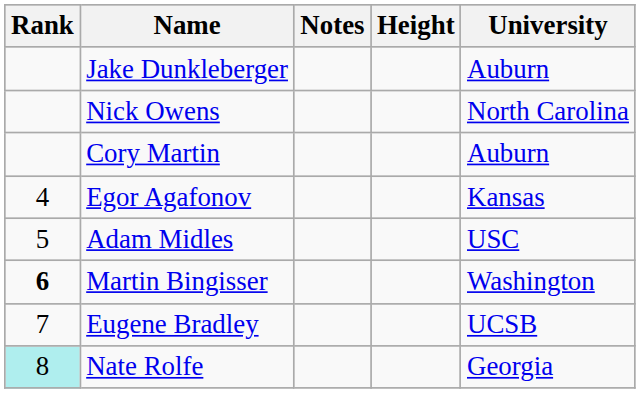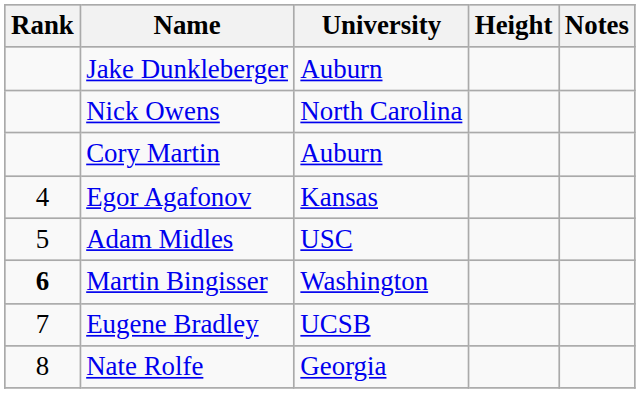columns swapped: (548, 25) <-> (332, 25)
(42, 366) paleturquoise background -> (42, 366) no background
